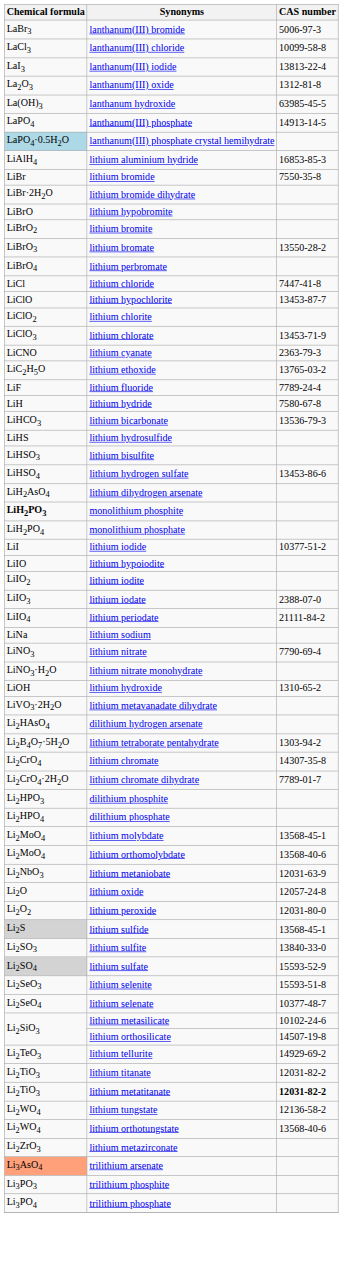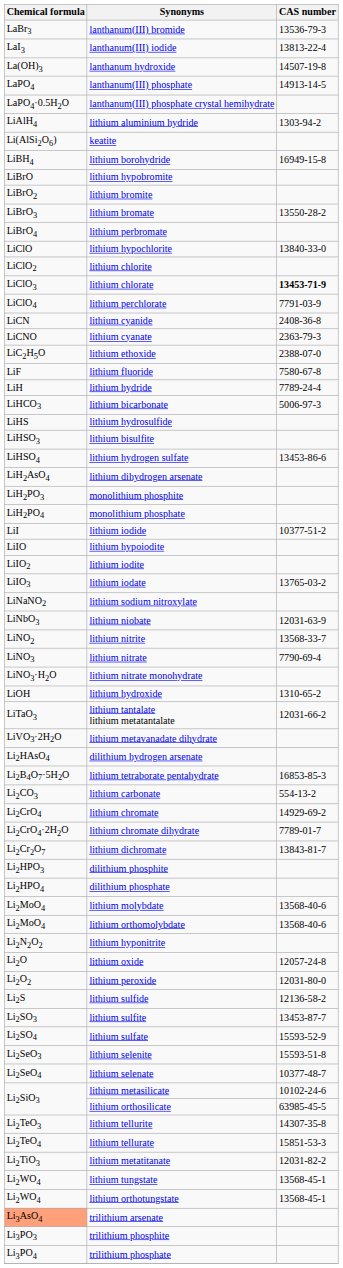(300, 29) 5006-97-3 -> (303, 29) 13536-79-3
- row: (137, 48)
- row: (132, 85)
(303, 104) 63985-45-5 -> (303, 67) 14507-19-8
(38, 141) lightblue background -> (38, 104) no background
(303, 160) 16853-85-3 -> (300, 122) 1303-94-2
+ row: (103, 141)
+ row: (130, 160)
- row: (122, 177)
- row: (142, 194)
- row: (122, 283)
(303, 299) 13453-87-7 -> (303, 249) 13840-33-0
(303, 335) normal -> (303, 285) bold
+ row: (128, 303)
+ row: (121, 321)
(303, 370) 13765-03-2 -> (300, 354) 2388-07-0
(300, 387) 7789-24-4 -> (300, 371) 7580-67-8
(300, 403) 7580-67-8 -> (300, 387) 7789-24-4
(303, 421) 13536-79-3 -> (300, 405) 5006-97-3
(27, 511) bold -> (25, 495) normal
(300, 599) 2388-07-0 -> (303, 583) 13765-03-2
- row: (124, 618)
- row: (120, 635)
+ row: (143, 602)
+ row: (120, 620)
+ row: (117, 639)
+ row: (132, 715)
(300, 743) 1303-94-2 -> (303, 775) 16853-85-3
+ row: (125, 794)
(303, 761) 14307-35-8 -> (303, 812) 14929-69-2
+ row: (128, 850)
(303, 836) 13568-45-1 -> (303, 906) 13568-40-6
- row: (130, 873)
+ row: (127, 943)
(16, 929) lightgrey background -> (16, 999) no background
(303, 929) 13568-45-1 -> (303, 999) 12136-58-2
(303, 947) 13840-33-0 -> (303, 1017) 13453-87-7
(22, 966) lightgrey background -> (22, 1036) no background
(303, 1037) 14507-19-8 -> (303, 1106) 63985-45-5
(303, 1054) 14929-69-2 -> (303, 1124) 14307-35-8
+ row: (122, 1142)
- row: (120, 1073)
(303, 1091) bold -> (303, 1161) normal
(303, 1110) 12136-58-2 -> (303, 1180) 13568-45-1
(303, 1128) 13568-40-6 -> (303, 1198) 13568-45-1
- row: (133, 1147)
